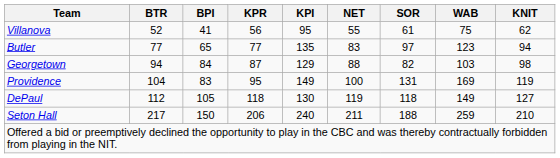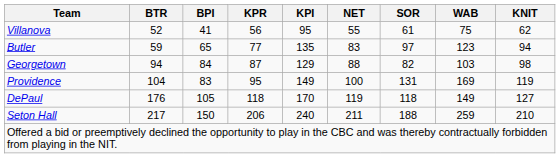(156, 47) 77 -> (156, 47) 59
(156, 99) 112 -> (156, 99) 176
(305, 99) 130 -> (305, 99) 170
